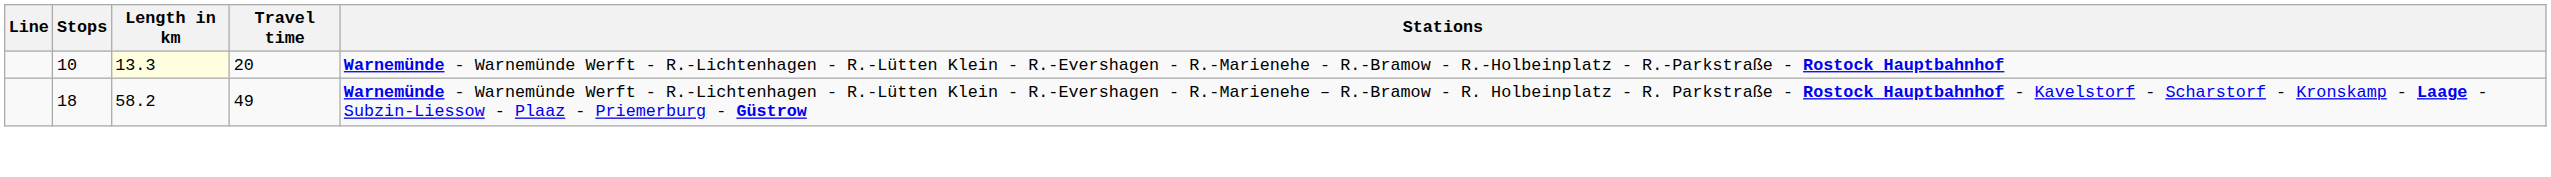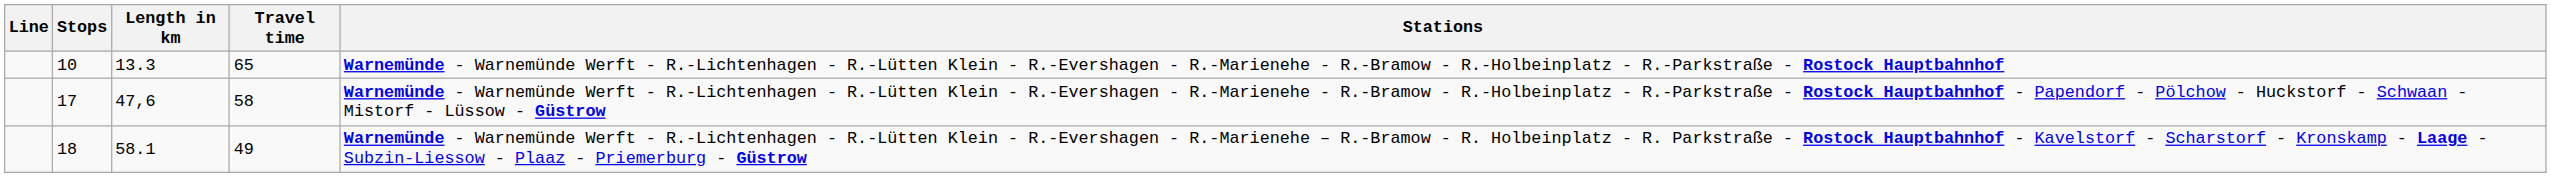(135, 65) lightyellow background -> (135, 65) no background
(244, 65) 20 -> (244, 65) 65
+ row: (67, 102)
(135, 102) 58.2 -> (135, 149) 58.1
